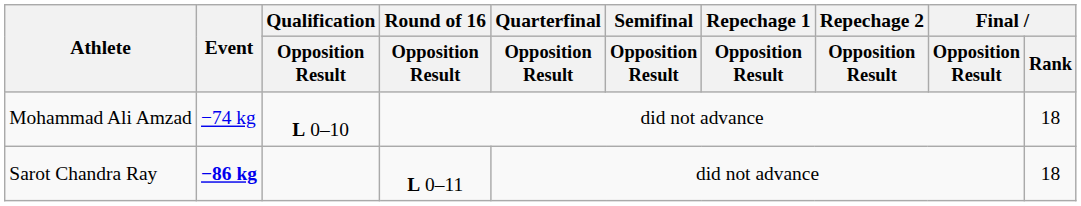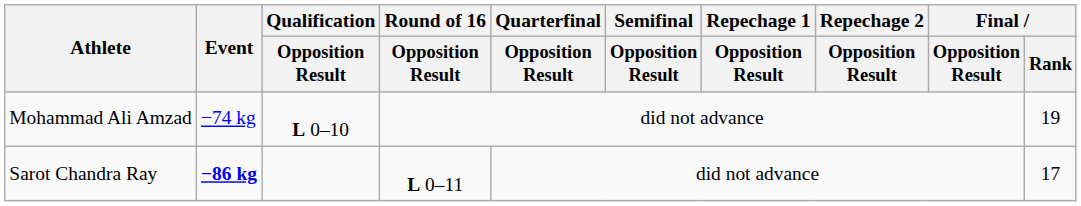(1050, 118) 18 -> (1050, 118) 19
(1050, 173) 18 -> (1050, 173) 17
